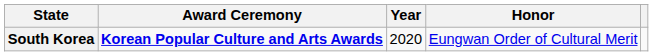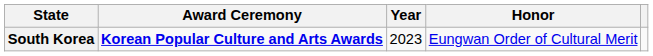(406, 39) 2020 -> (406, 39) 2023
